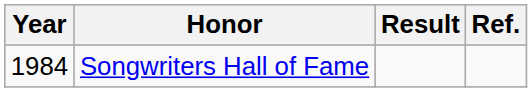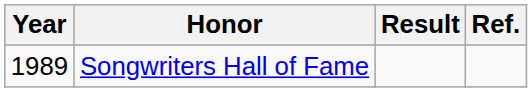(39, 65) 1984 -> (39, 65) 1989
